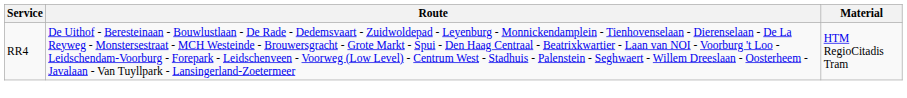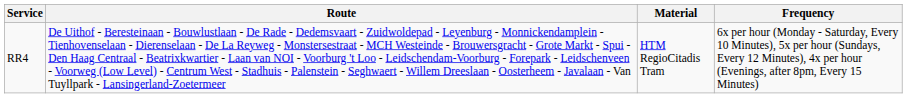+ column: (808, 13)
